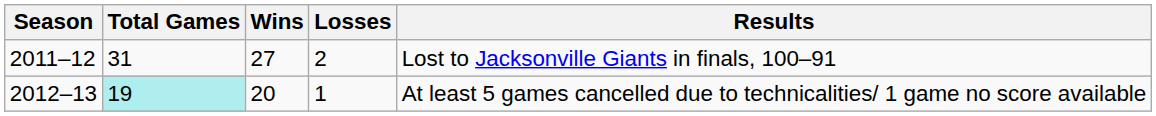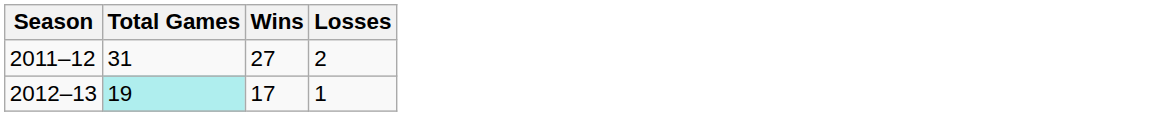- column: (774, 22)
(263, 93) 20 -> (263, 93) 17
